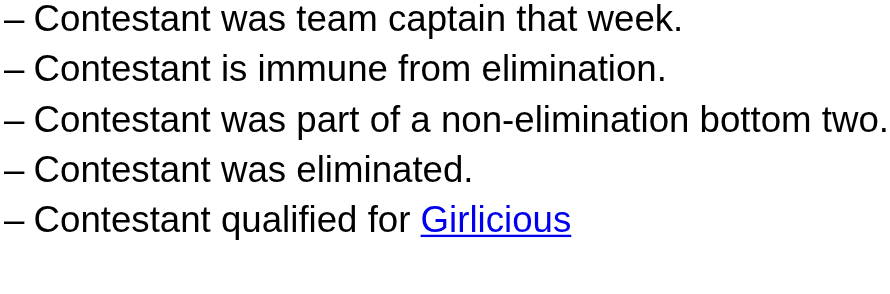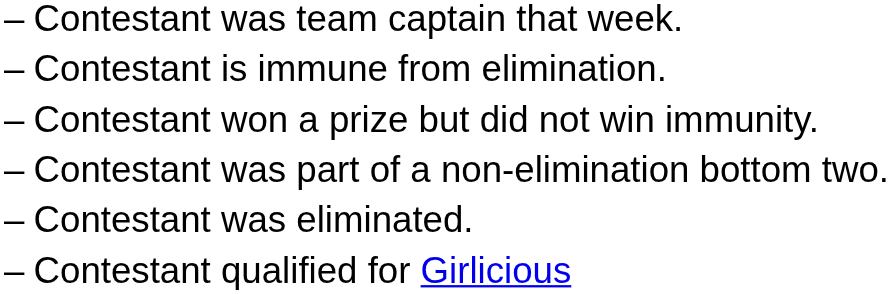+ row: (426, 119)
